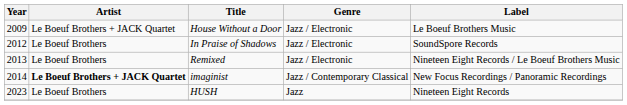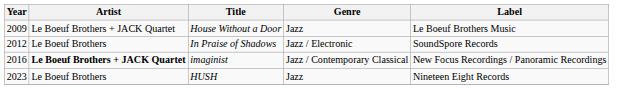(319, 28) Jazz / Electronic -> (295, 28) Jazz
- row: (208, 60)
(17, 76) 2014 -> (17, 60) 2016
